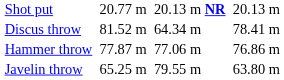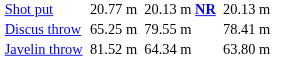(123, 29) 81.52 m -> (113, 29) 65.25 m
(177, 29) 64.34 m -> (168, 29) 79.55 m
- row: (48, 49)
(123, 69) 65.25 m -> (113, 49) 81.52 m
(177, 69) 79.55 m -> (168, 49) 64.34 m
